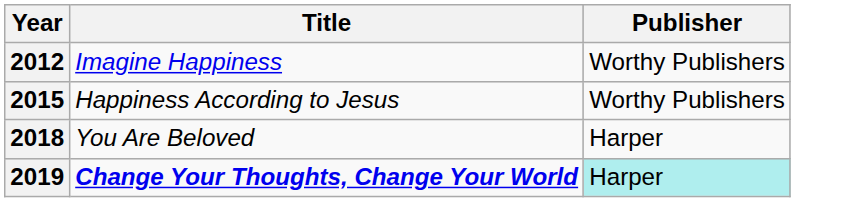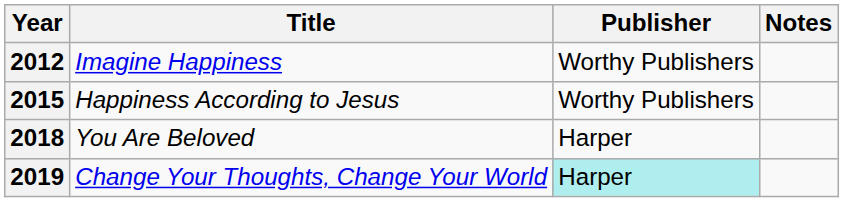+ column: (799, 23)
(327, 176) bold -> (311, 176) normal
